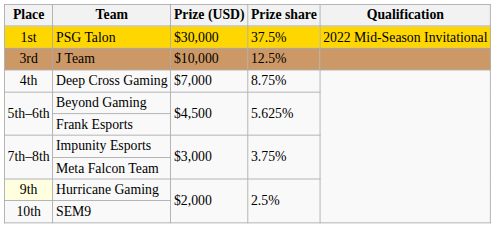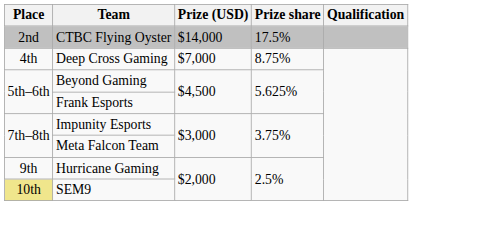- row: (86, 37)
+ row: (114, 37)
- row: (75, 59)
(29, 189) lightyellow background -> (29, 168) no background
(29, 211) no background -> (29, 189) khaki background
